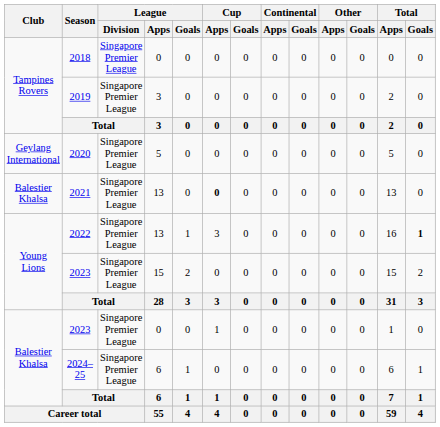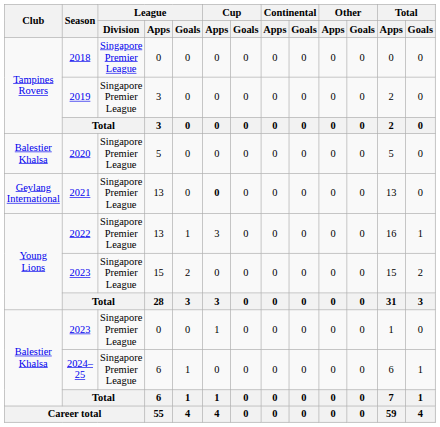(33, 153) Geylang International -> (33, 153) Balestier Khalsa
(33, 193) Balestier Khalsa -> (33, 193) Geylang International
(420, 233) bold -> (420, 233) normal
